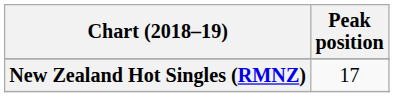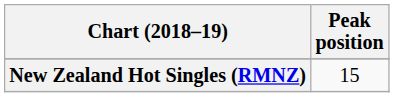(350, 75) 17 -> (350, 75) 15
